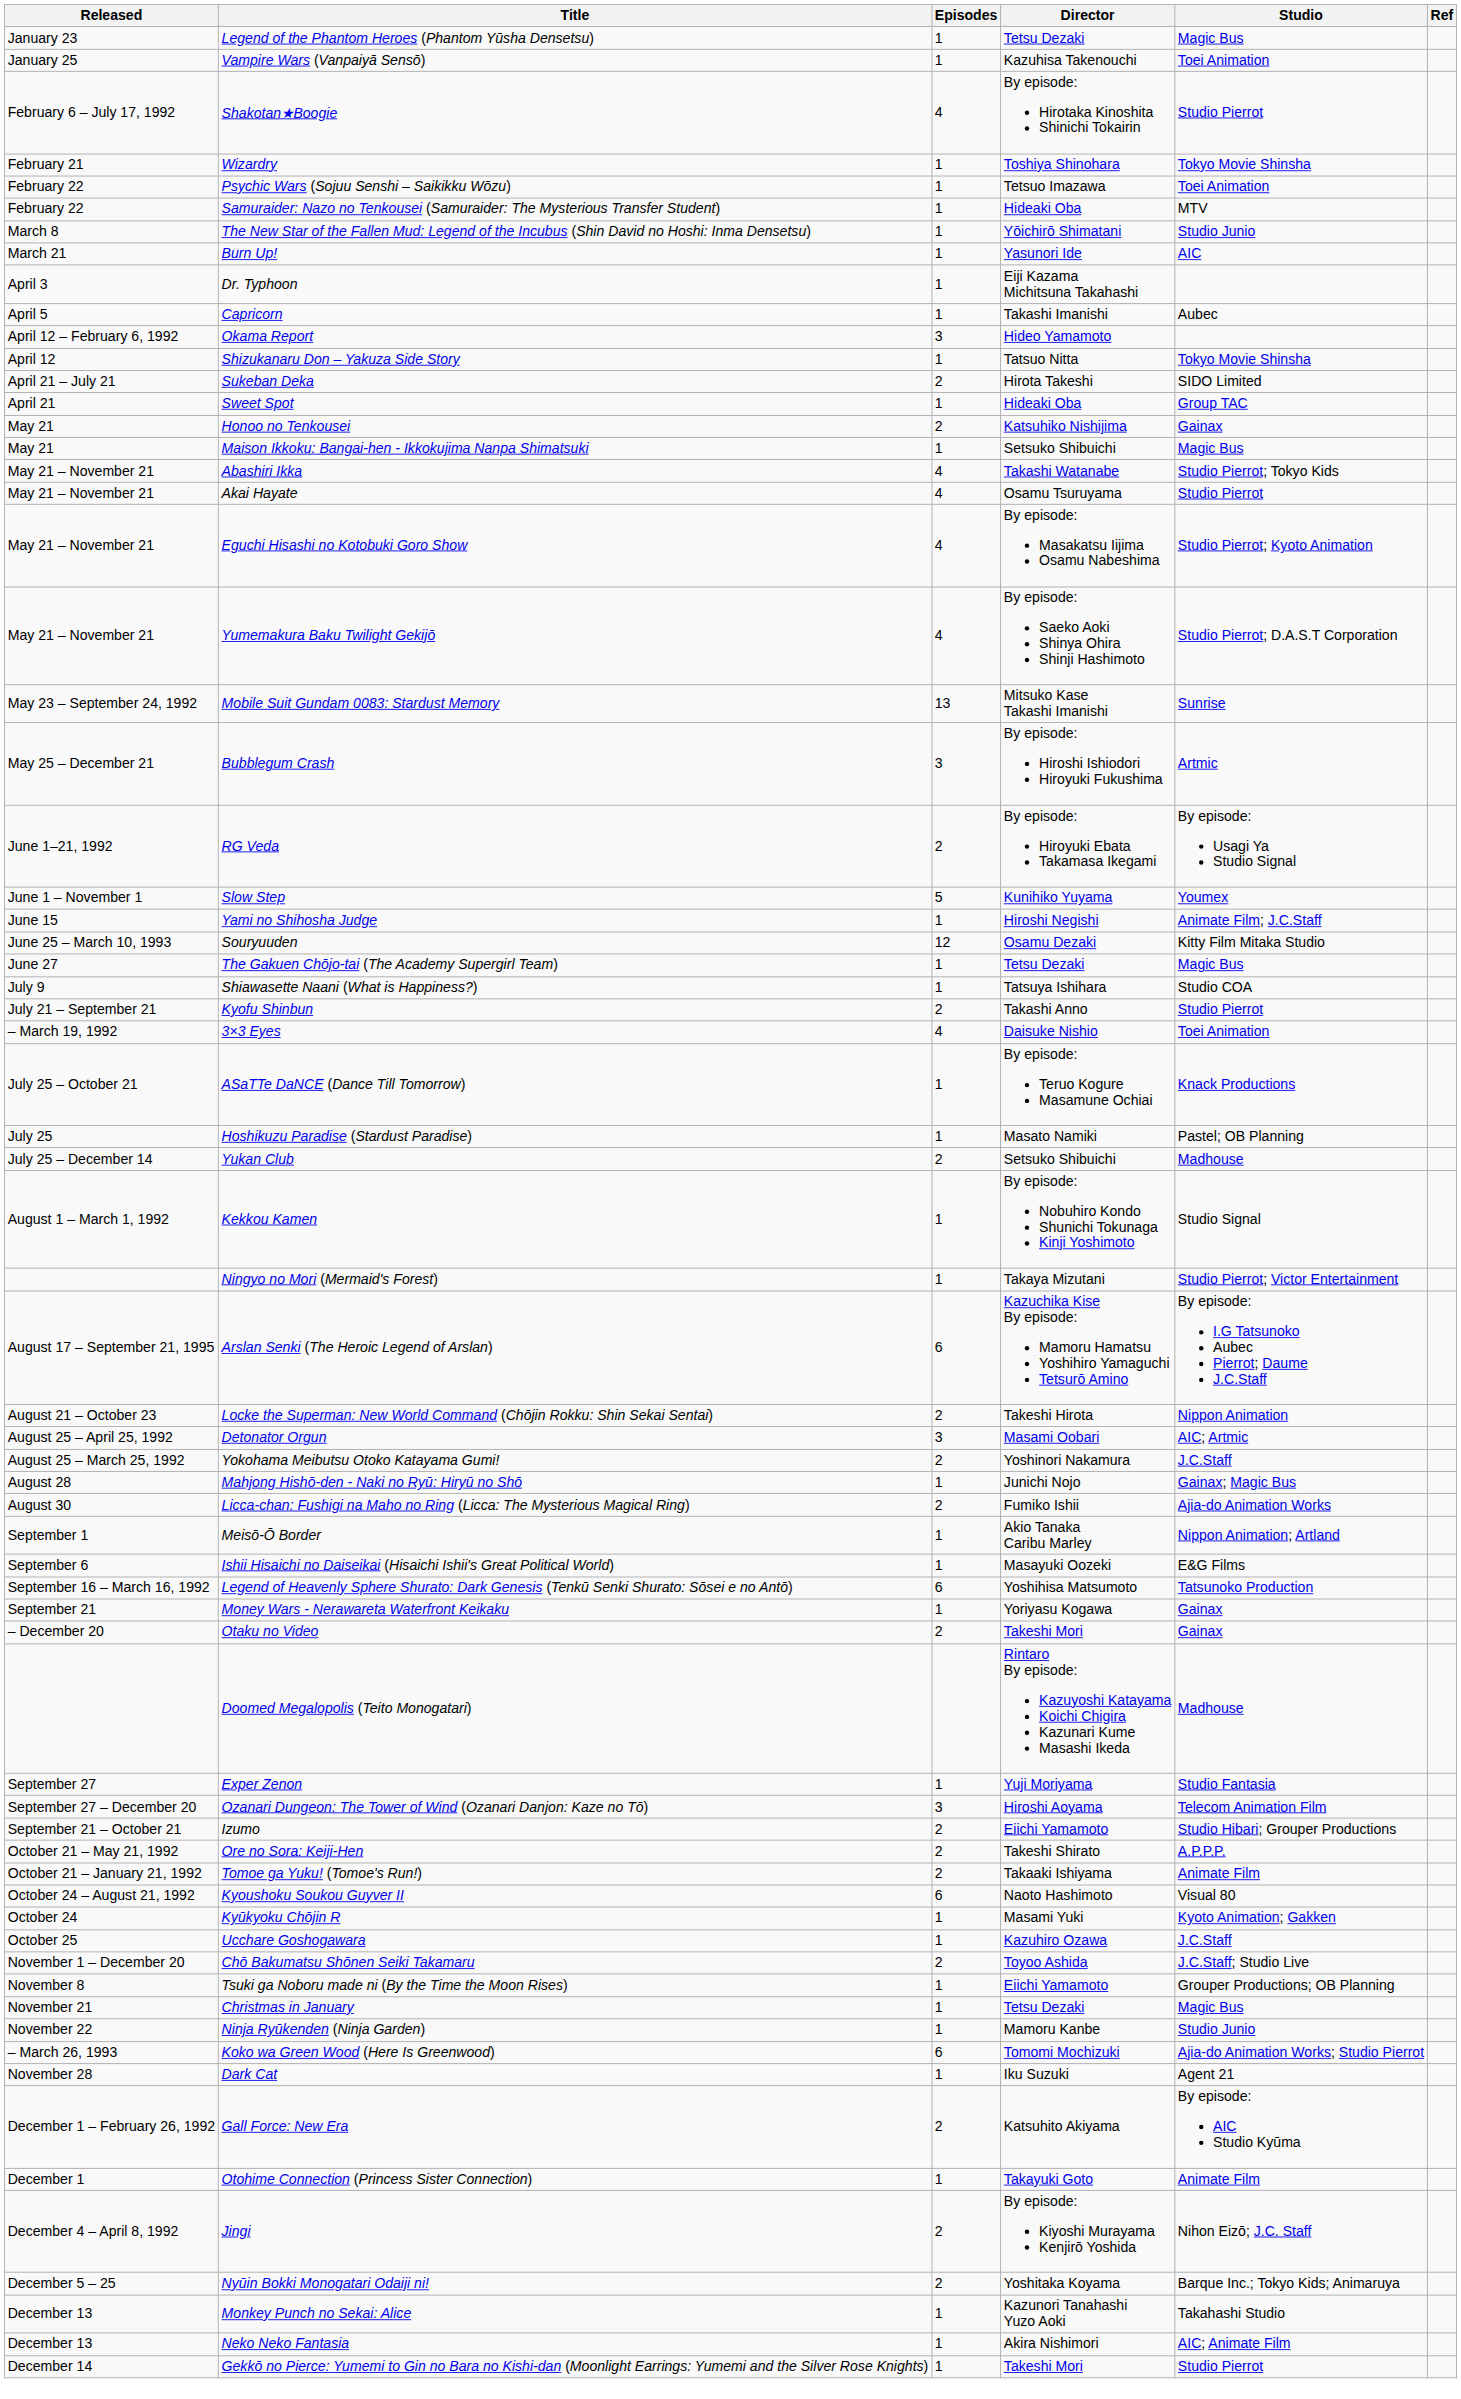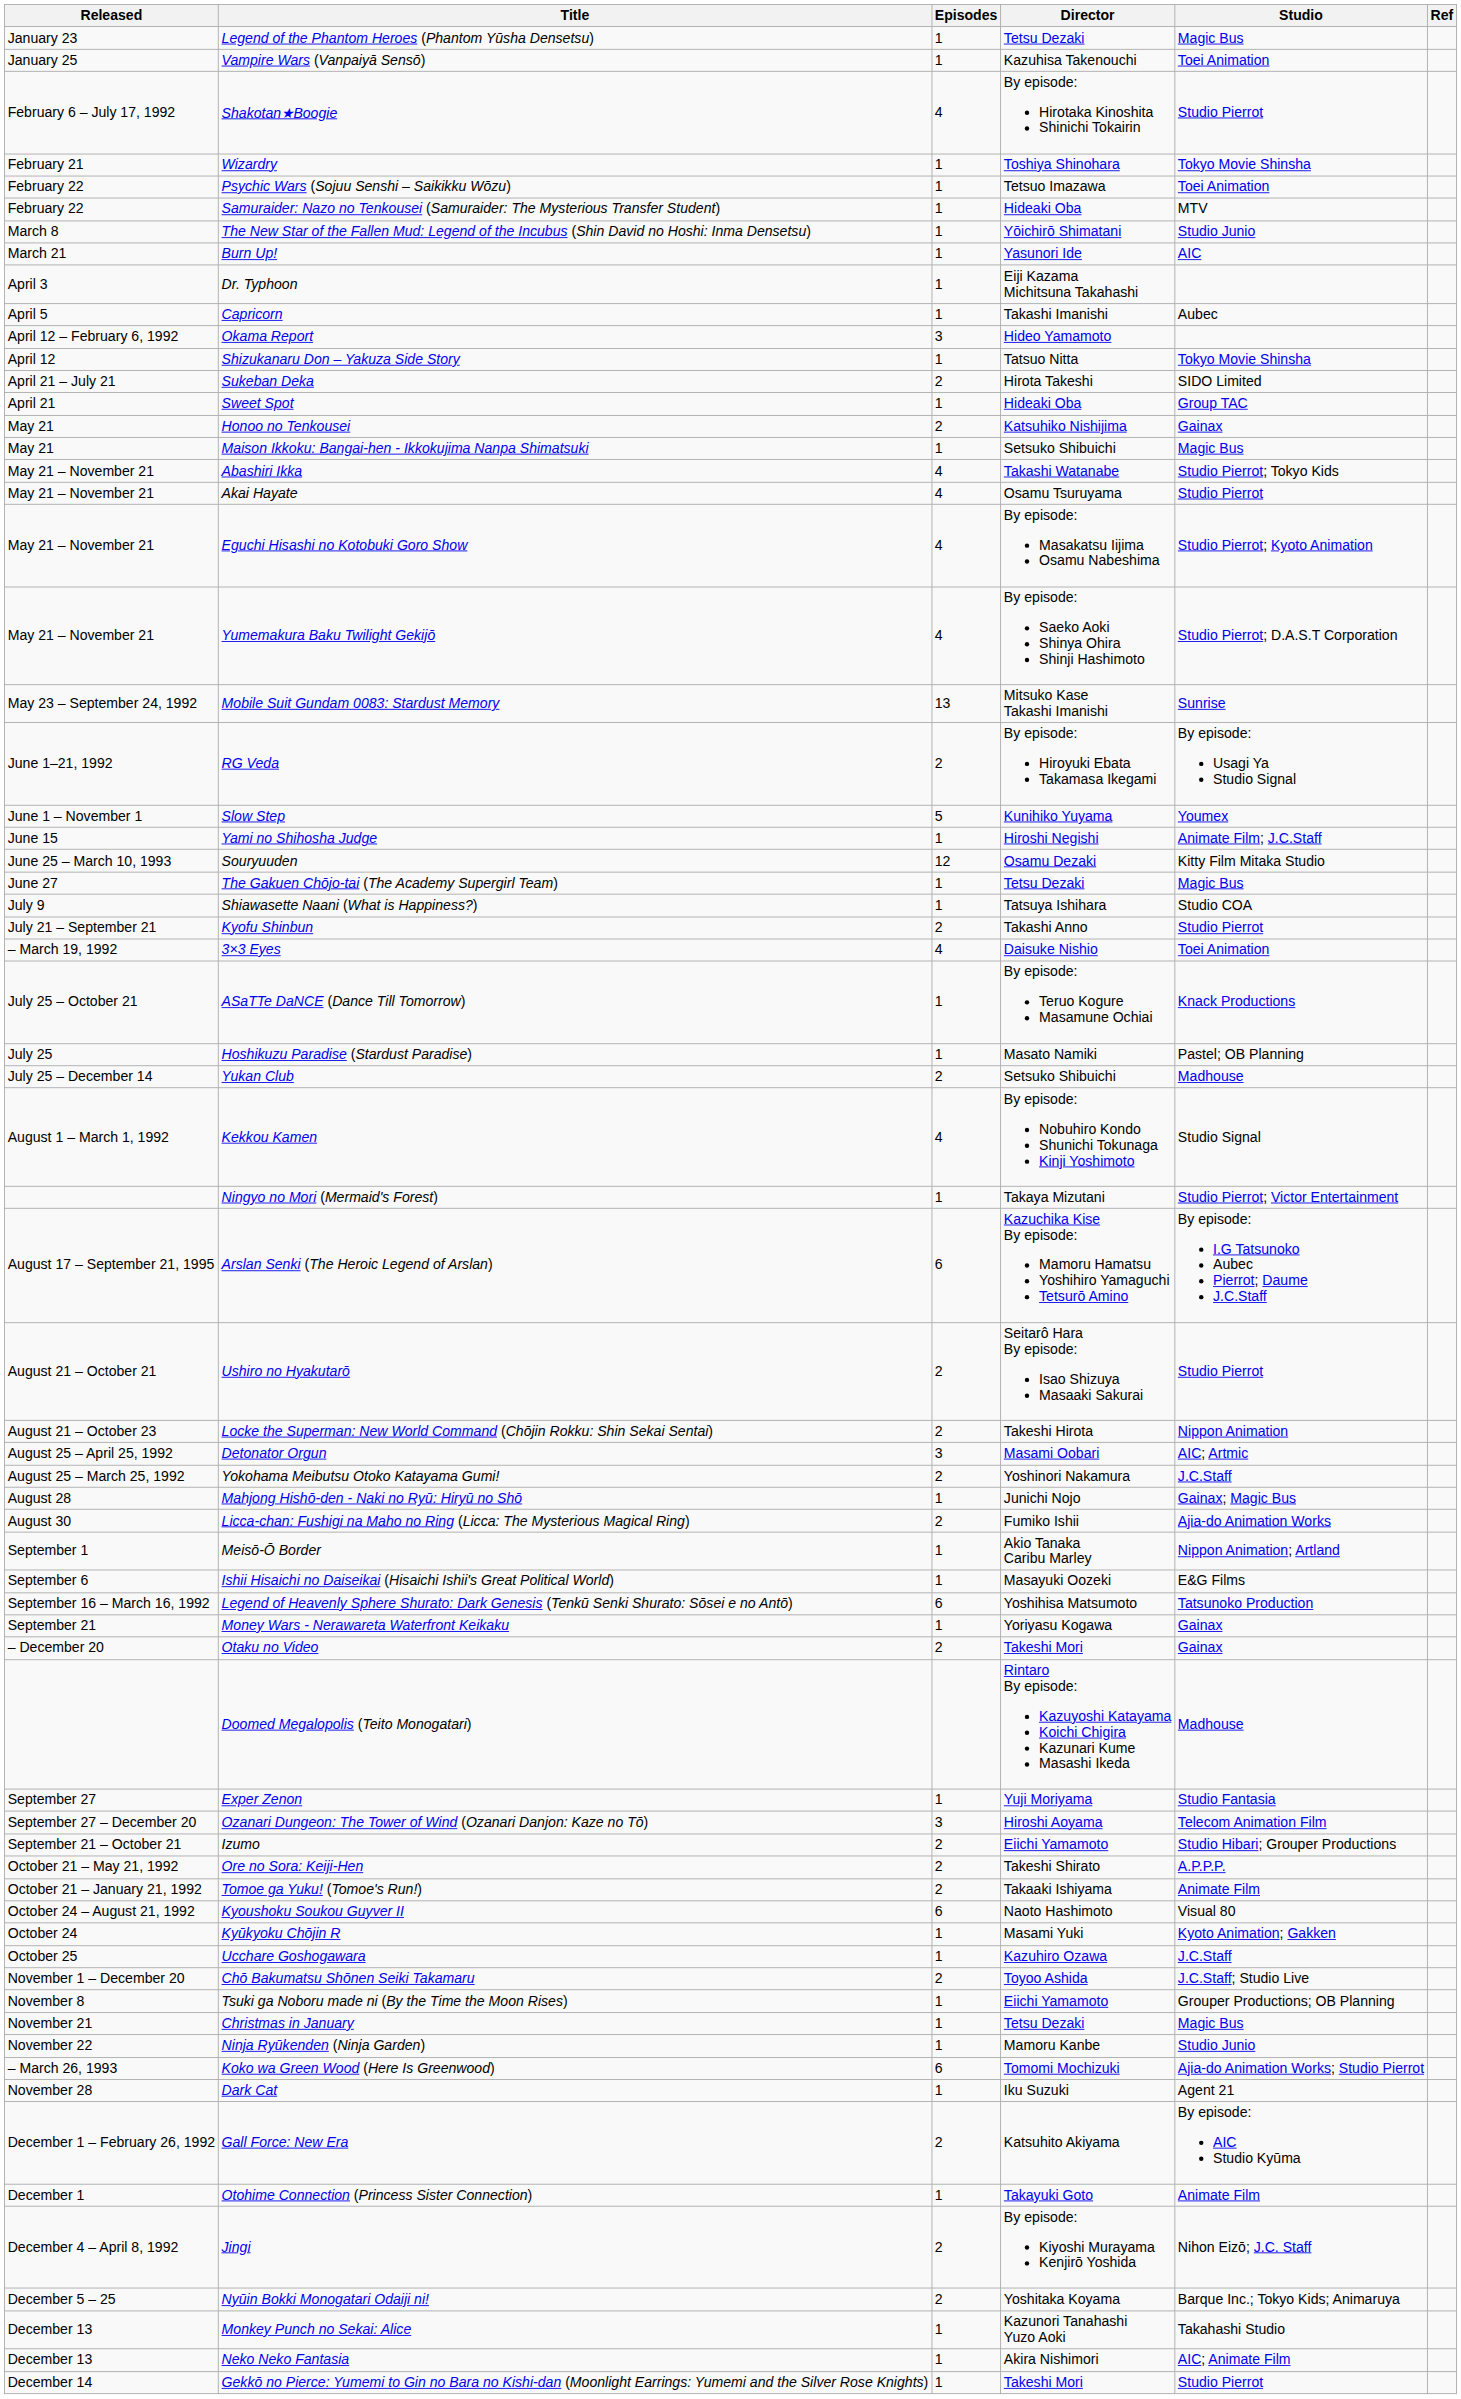- row: (278, 763)
(939, 1219) 1 -> (939, 1137) 4
+ row: (286, 1371)
